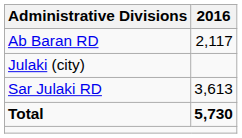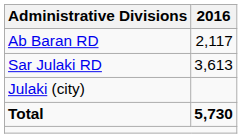rows swapped: (55, 89) <-> (46, 65)
